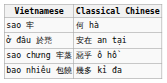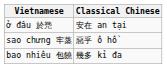- row: (20, 25)
